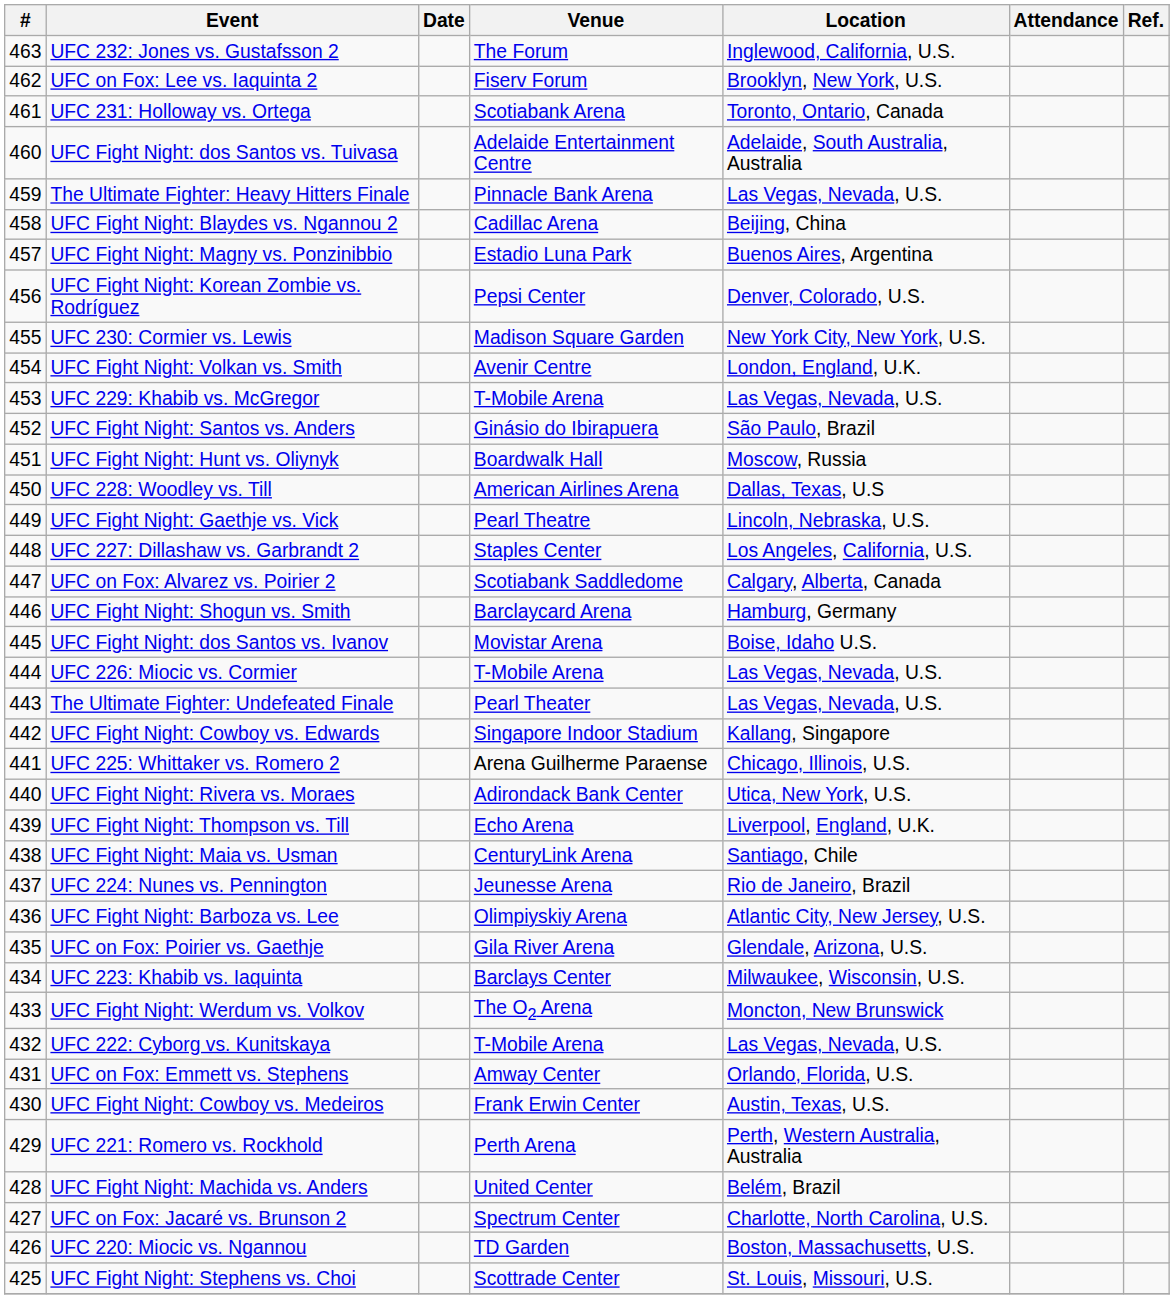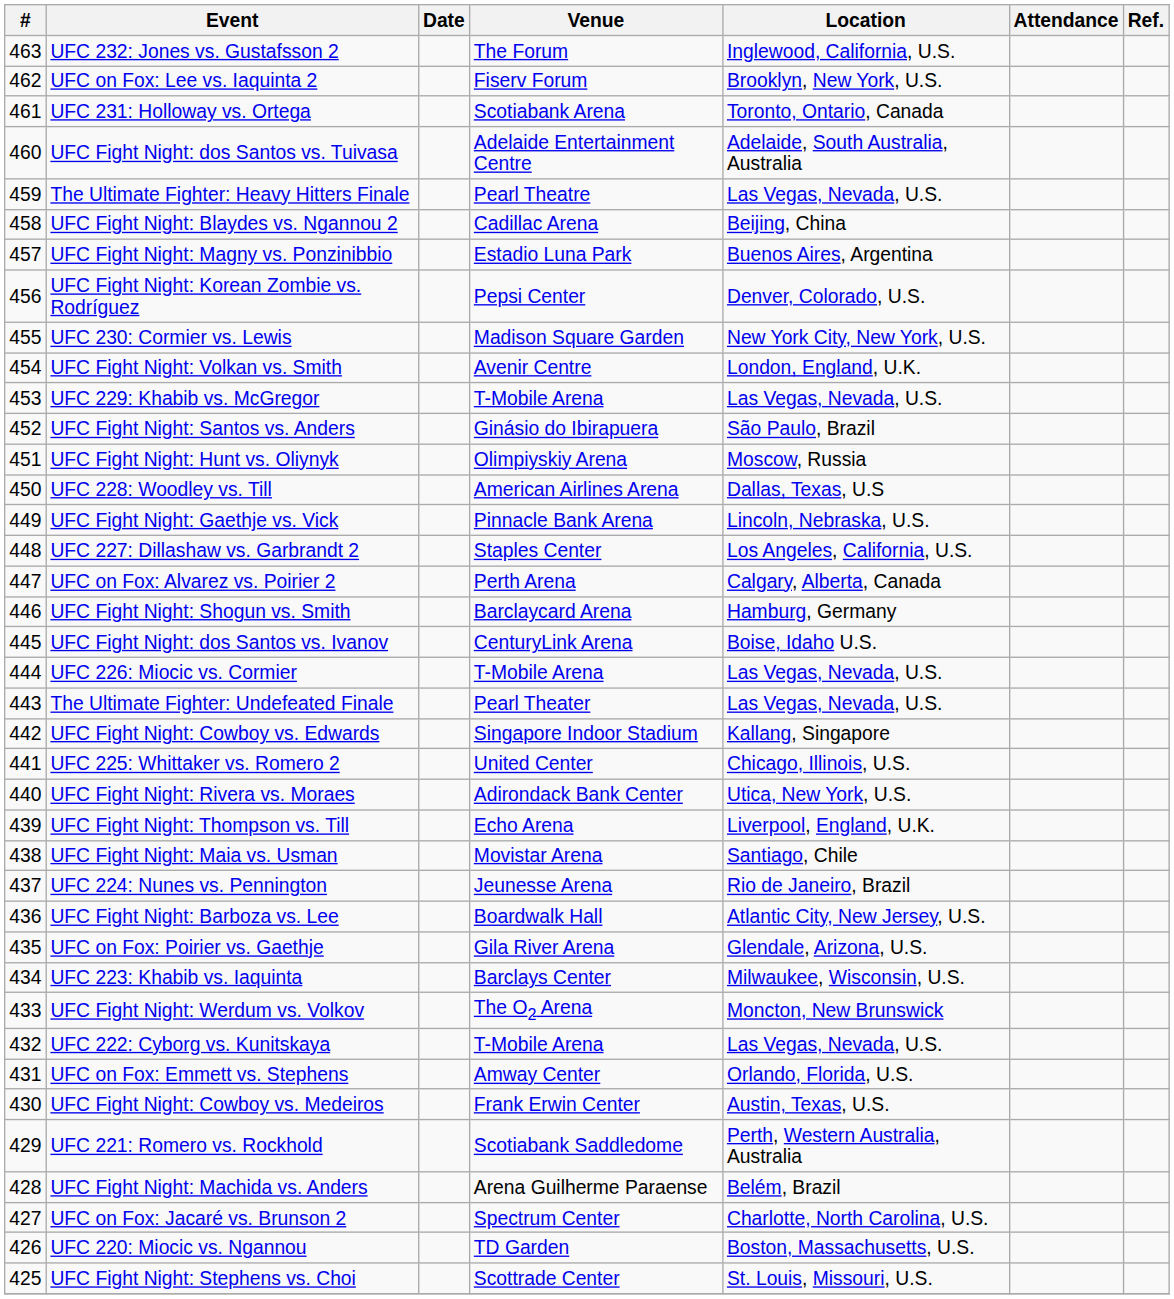(563, 194) Pinnacle Bank Arena -> (532, 194) Pearl Theatre
(538, 459) Boardwalk Hall -> (550, 459) Olimpiyskiy Arena
(532, 520) Pearl Theatre -> (563, 520) Pinnacle Bank Arena
(578, 581) Scotiabank Saddledome -> (525, 581) Perth Arena
(538, 642) Movistar Arena -> (553, 642) CenturyLink Arena
(591, 764) Arena Guilherme Paraense -> (533, 764) United Center
(553, 856) CenturyLink Arena -> (538, 856) Movistar Arena
(550, 917) Olimpiyskiy Arena -> (538, 917) Boardwalk Hall
(525, 1146) Perth Arena -> (578, 1146) Scotiabank Saddledome
(533, 1187) United Center -> (591, 1187) Arena Guilherme Paraense
